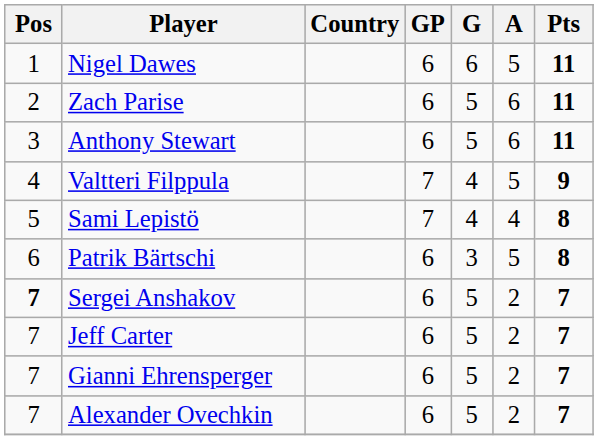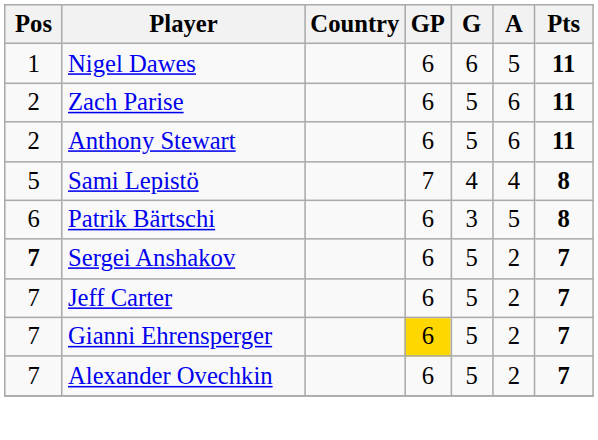(34, 141) 3 -> (34, 141) 2
- row: (148, 180)
(428, 375) no background -> (428, 336) gold background
